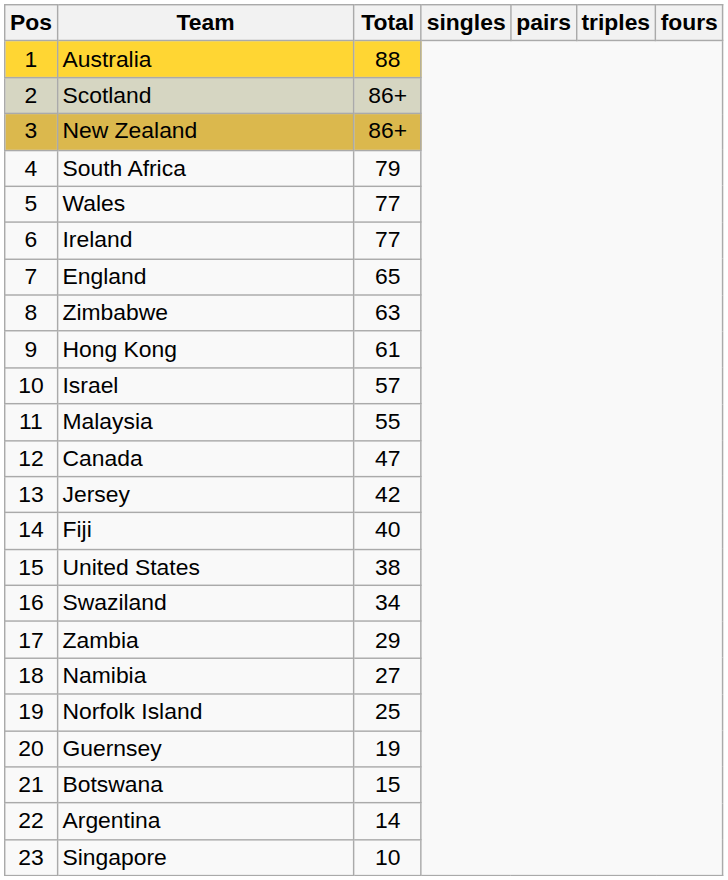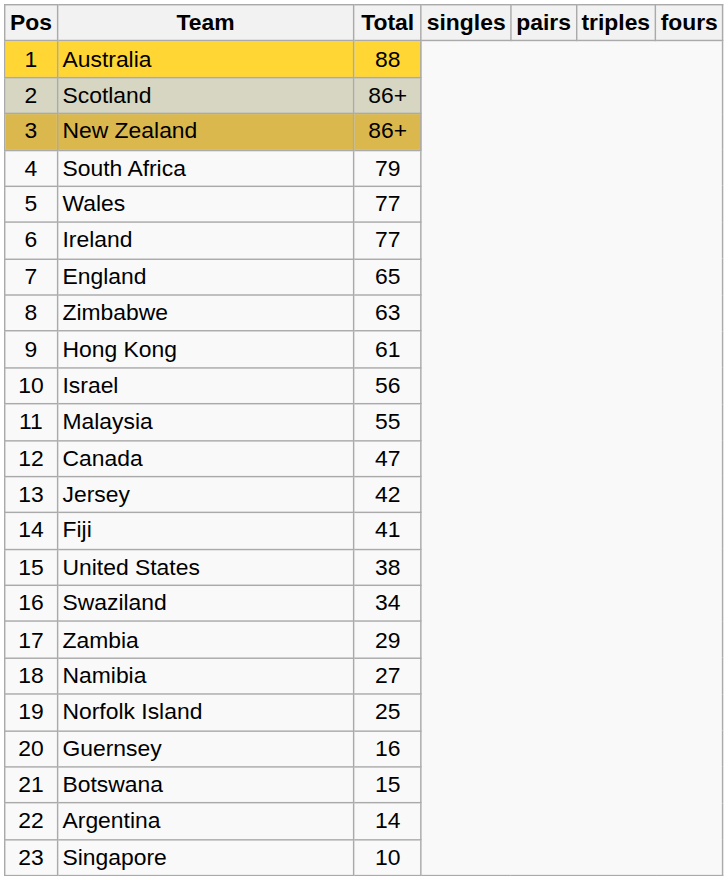(388, 385) 57 -> (388, 385) 56
(388, 530) 40 -> (388, 530) 41
(388, 748) 19 -> (388, 748) 16
